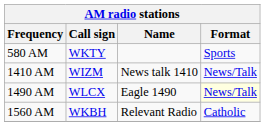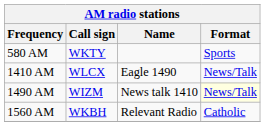(86, 72) WIZM -> (87, 72) WLCX
(159, 72) News talk 1410 -> (149, 72) Eagle 1490
(87, 92) WLCX -> (86, 92) WIZM
(149, 92) Eagle 1490 -> (159, 92) News talk 1410
